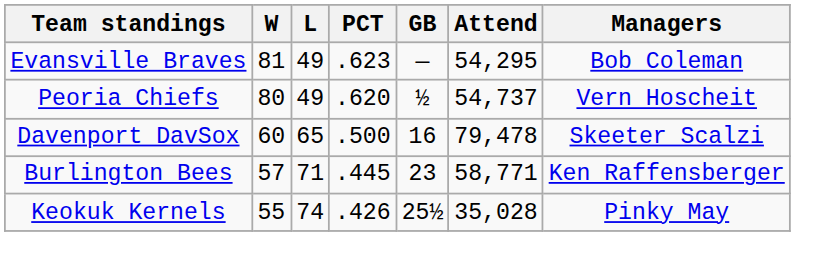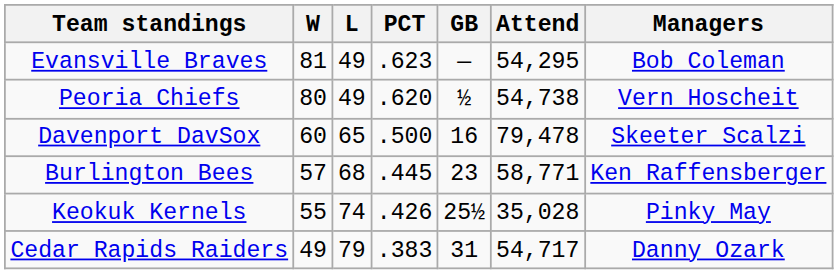(496, 99) 54,737 -> (538, 99) 54,738
(310, 175) 71 -> (352, 175) 68
+ row: (149, 250)
